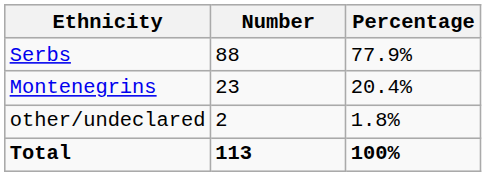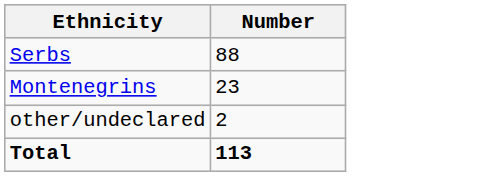- column: (413, 21)
